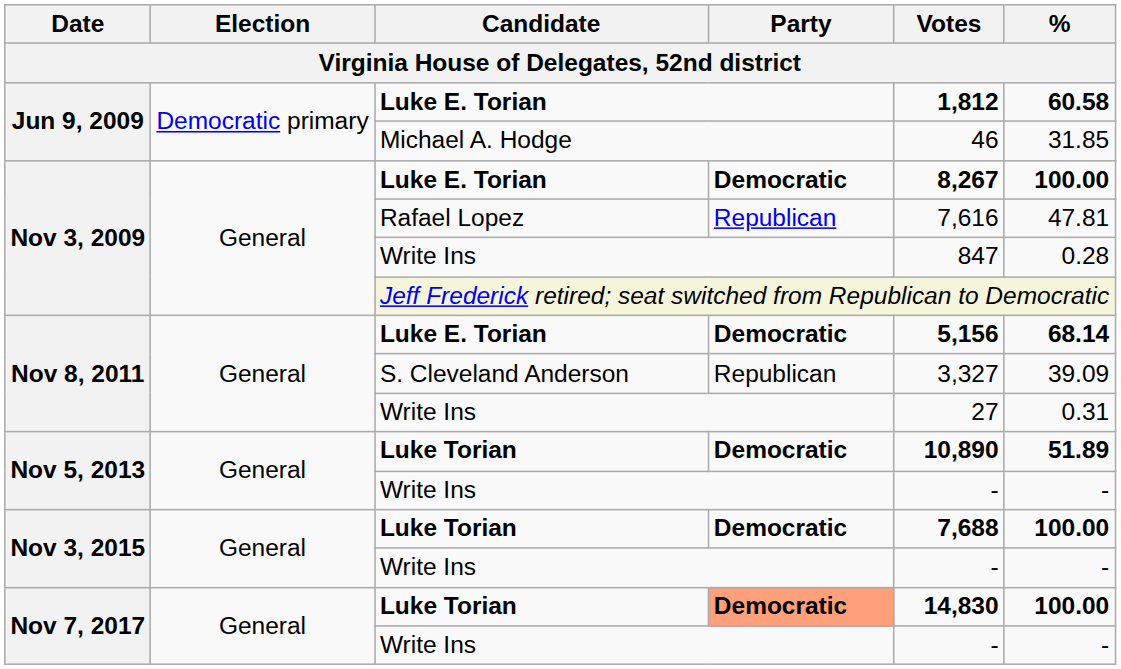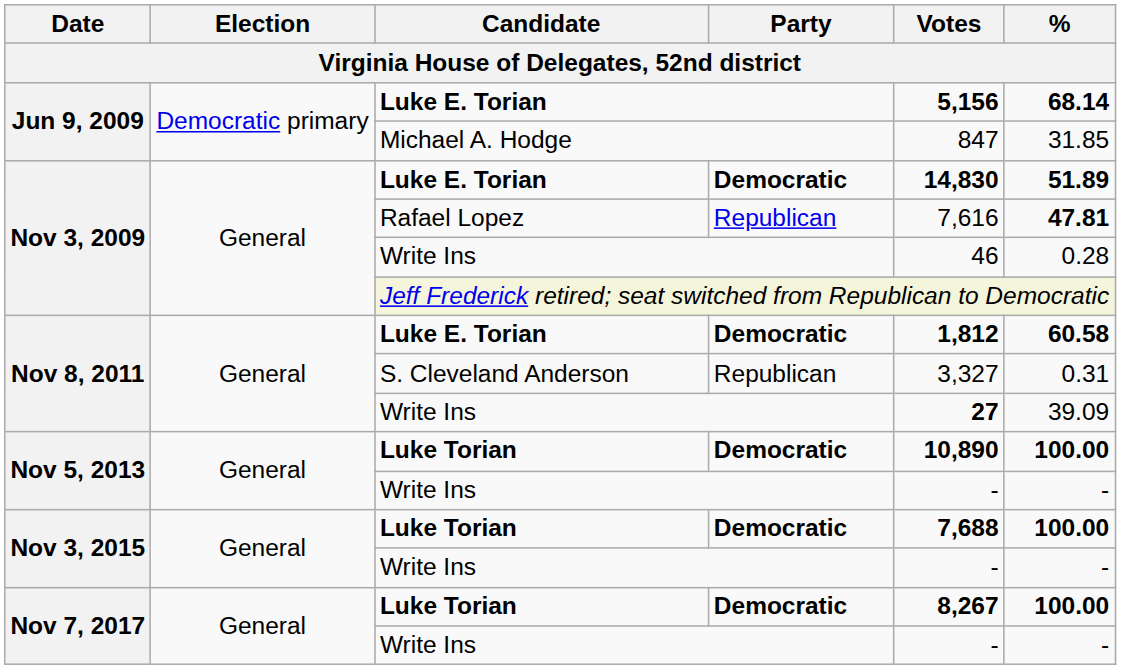(968, 101) 1,812 -> (968, 101) 5,156
(1079, 101) 60.58 -> (1079, 101) 68.14
(985, 140) 46 -> (978, 140) 847
(968, 179) 8,267 -> (961, 179) 14,830
(1072, 179) 100.00 -> (1079, 179) 51.89
(1079, 218) normal -> (1079, 218) bold
(978, 256) 847 -> (985, 256) 46
(968, 334) 5,156 -> (968, 334) 1,812
(1079, 334) 68.14 -> (1079, 334) 60.58
(1079, 373) 39.09 -> (1085, 373) 0.31
(985, 412) normal -> (985, 412) bold
(1085, 412) 0.31 -> (1079, 412) 39.09
(1079, 450) 51.89 -> (1072, 450) 100.00
(781, 606) lightsalmon background -> (781, 606) no background
(961, 606) 14,830 -> (968, 606) 8,267
